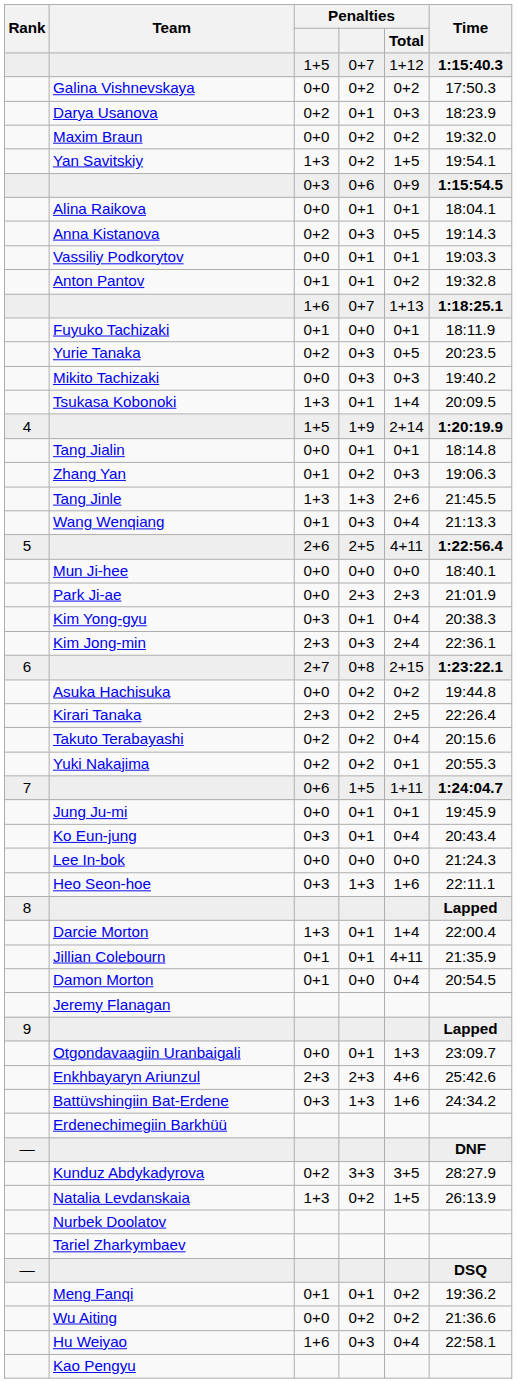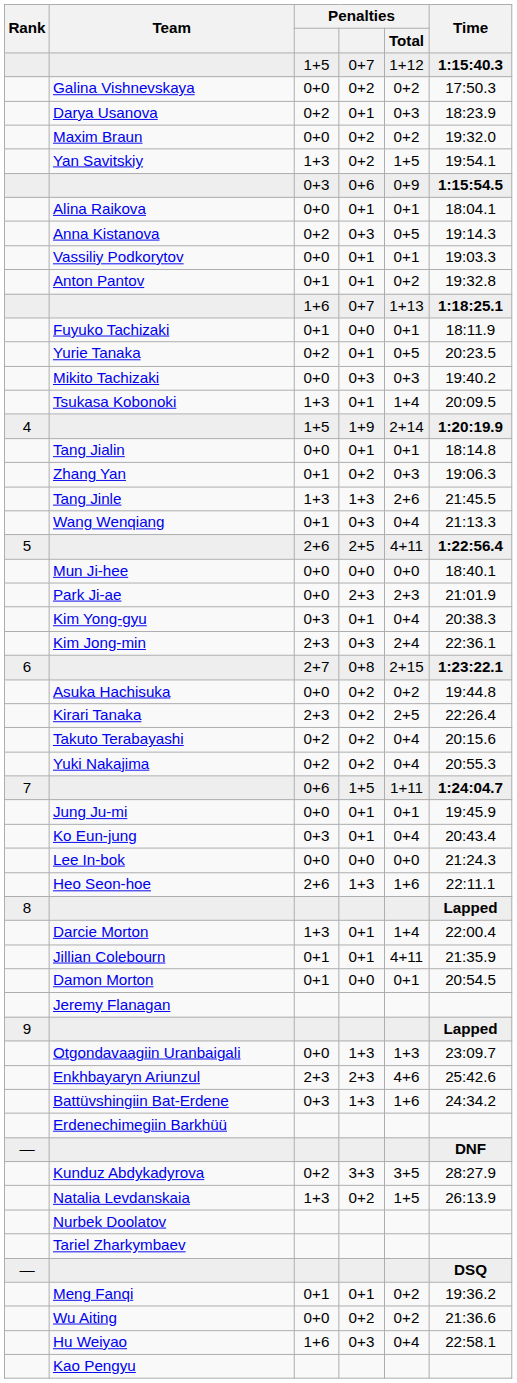(361, 354) 0+3 -> (361, 354) 0+1
(406, 763) 0+1 -> (406, 763) 0+4
(316, 884) 0+3 -> (316, 884) 2+6
(406, 980) 0+4 -> (406, 980) 0+1
(361, 1053) 0+1 -> (361, 1053) 1+3
